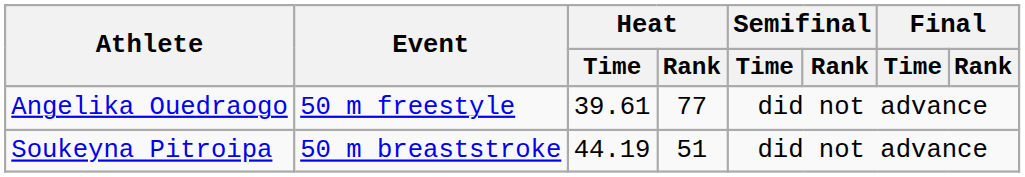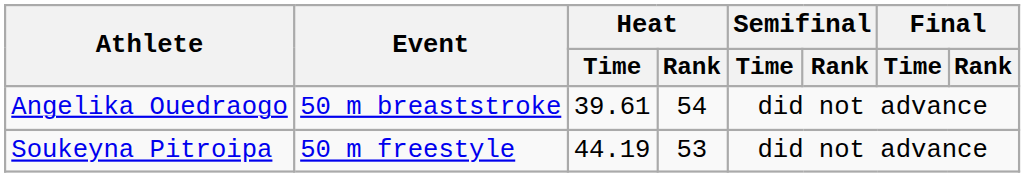(408, 108) 50 m freestyle -> (431, 108) 50 m breaststroke
(692, 108) 77 -> (692, 108) 54
(431, 151) 50 m breaststroke -> (408, 151) 50 m freestyle
(692, 151) 51 -> (692, 151) 53
